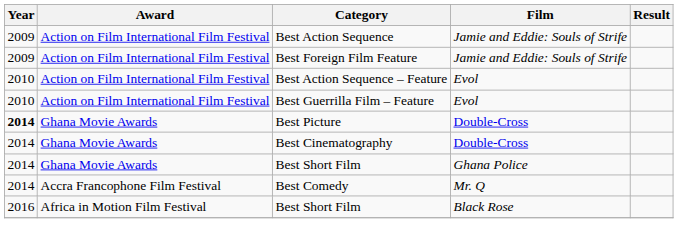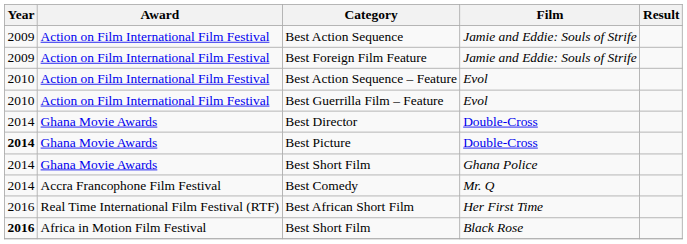+ row: (321, 121)
- row: (334, 143)
+ row: (350, 206)
(21, 206) normal -> (21, 228) bold
